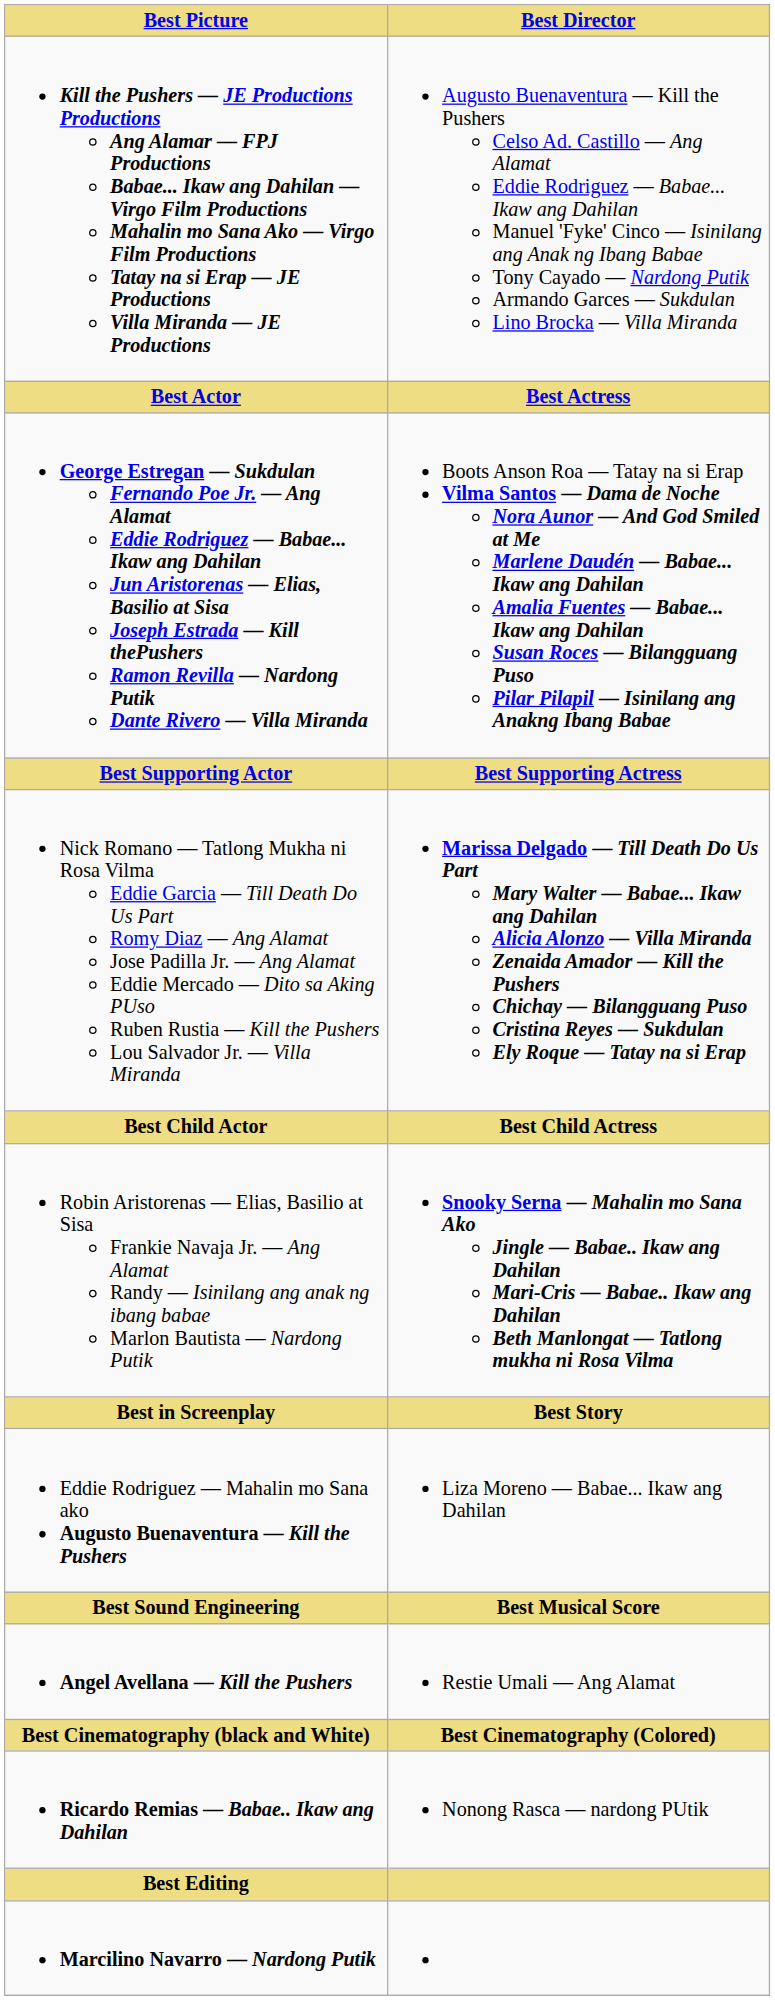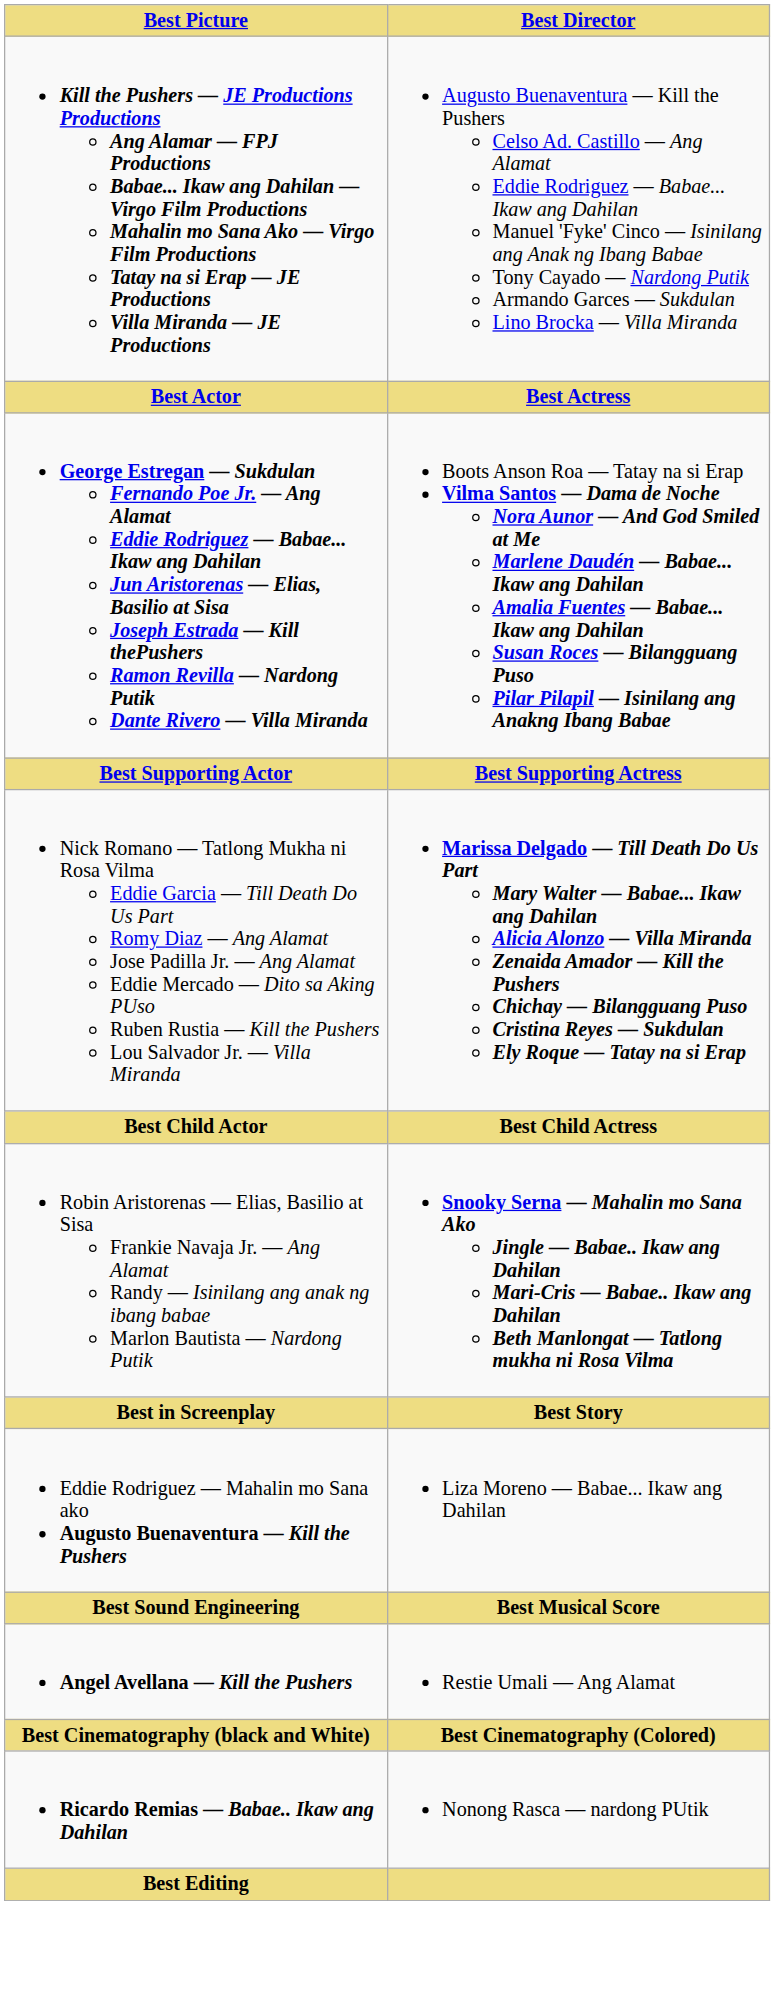- row: (196, 1959)
